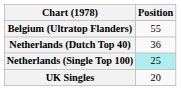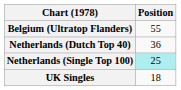(156, 77) 20 -> (156, 77) 18
